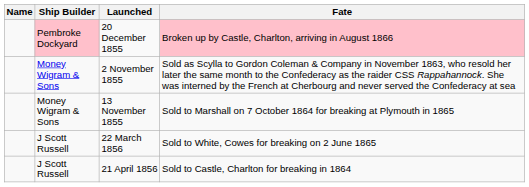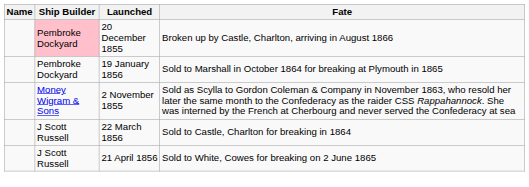(278, 38) pink background -> (278, 38) no background
+ row: (125, 69)
- row: (124, 111)
(269, 143) Sold to White, Cowes for breaking on 2 June 1865 -> (257, 132) Sold to Castle, Charlton for breaking in 1864
(257, 169) Sold to Castle, Charlton for breaking in 1864 -> (269, 158) Sold to White, Cowes for breaking on 2 June 1865
